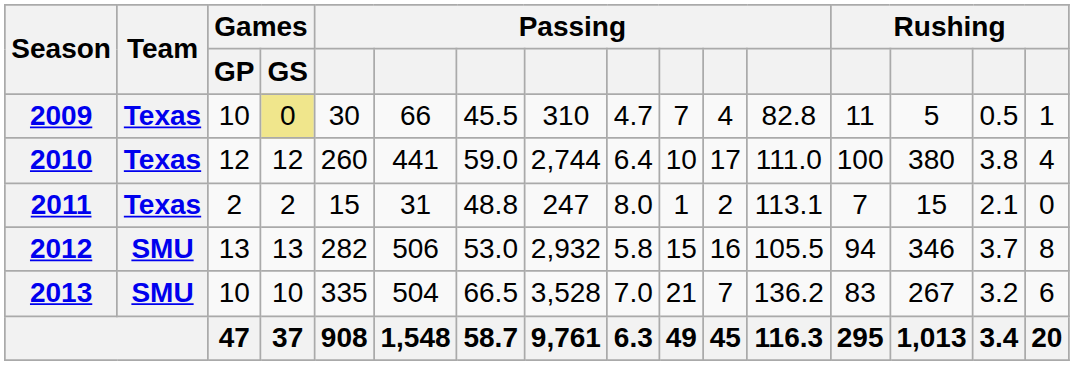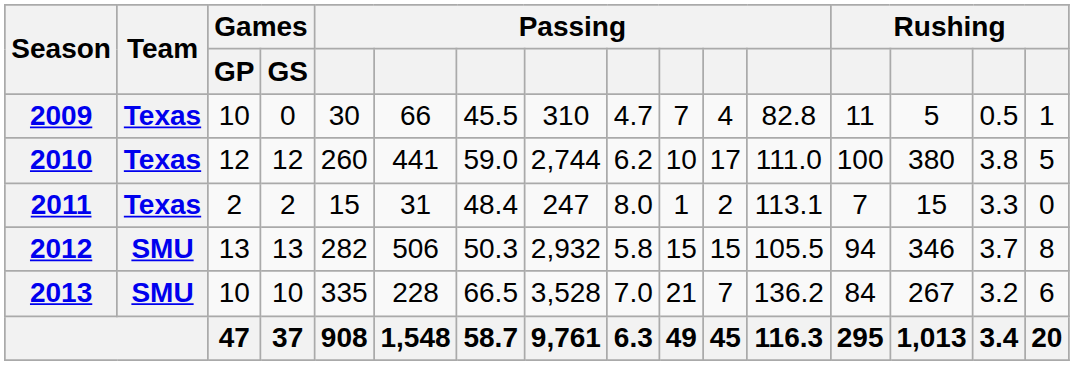(288, 115) khaki background -> (288, 115) no background
(633, 159) 6.4 -> (633, 159) 6.2
(1047, 159) 4 -> (1047, 159) 5
(491, 204) 48.8 -> (491, 204) 48.4
(999, 204) 2.1 -> (999, 204) 3.3
(491, 248) 53.0 -> (491, 248) 50.3
(725, 248) 16 -> (725, 248) 15
(416, 293) 504 -> (416, 293) 228
(860, 293) 83 -> (860, 293) 84
